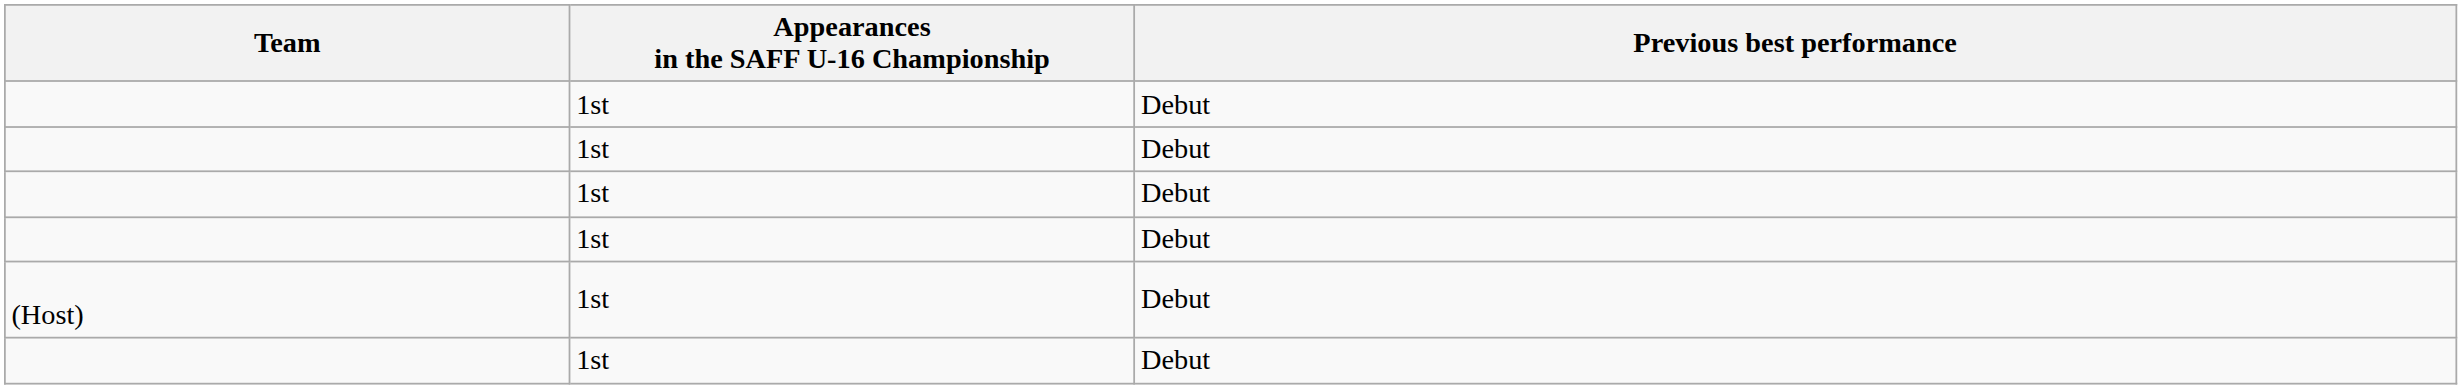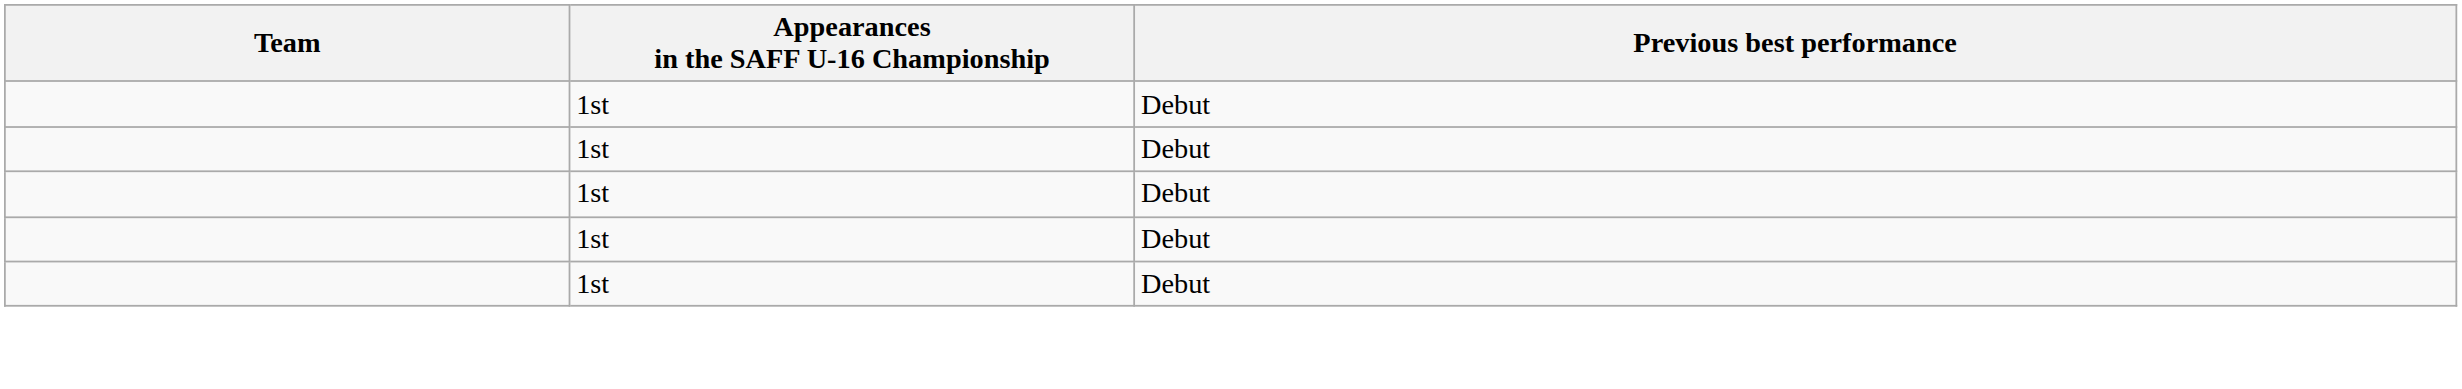- row: (48, 315)
